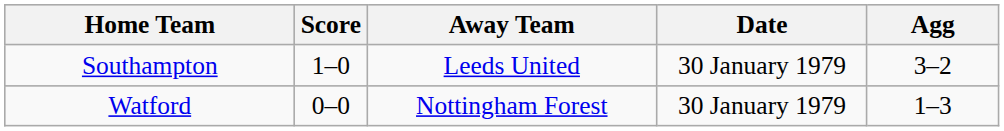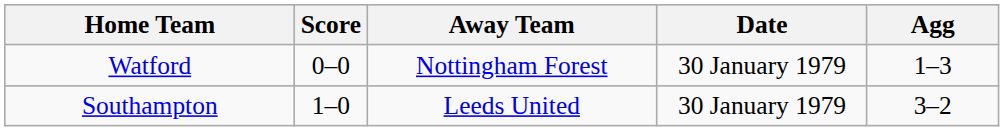rows swapped: (150, 65) <-> (150, 105)
